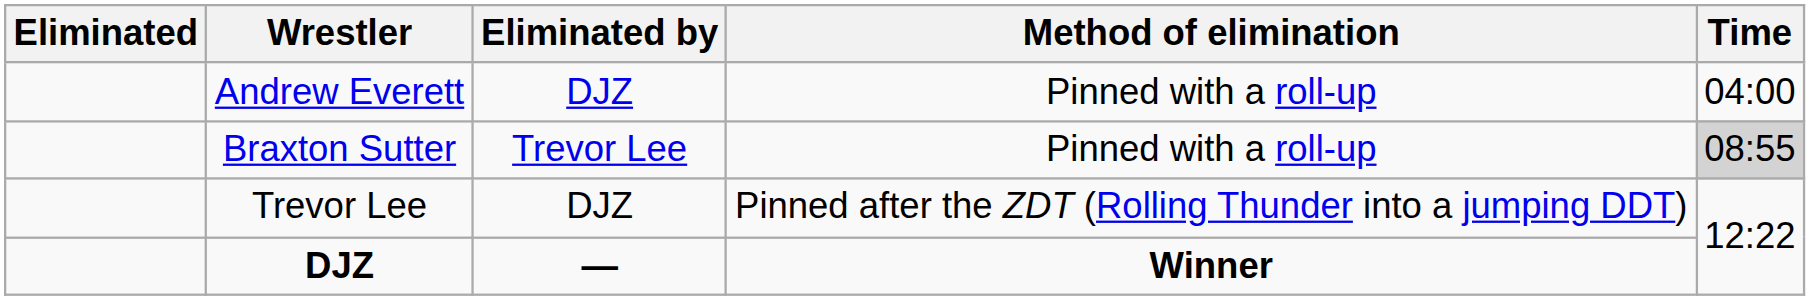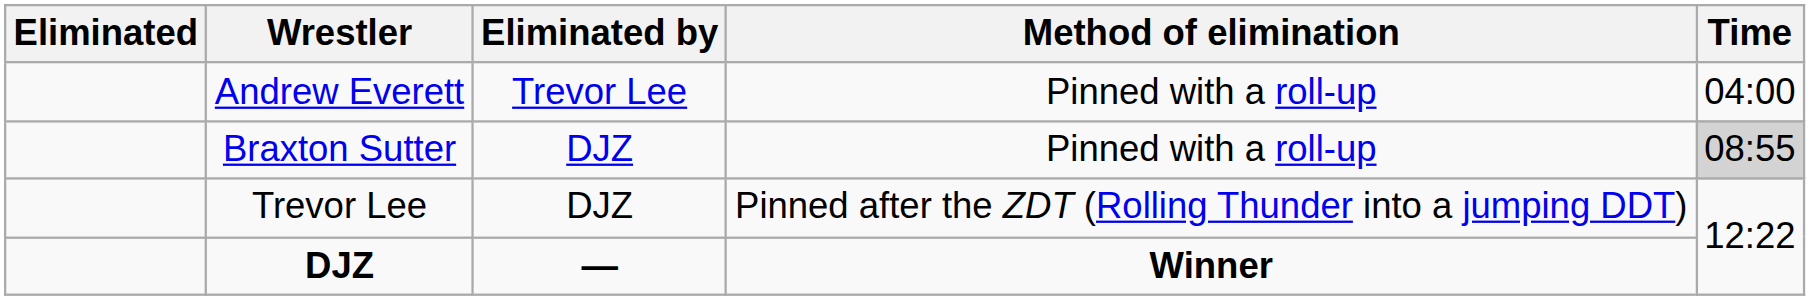(600, 91) DJZ -> (600, 91) Trevor Lee
(600, 149) Trevor Lee -> (600, 149) DJZ
